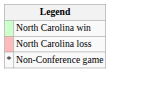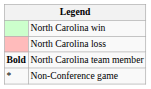+ row: (87, 60)
